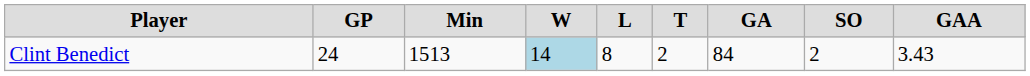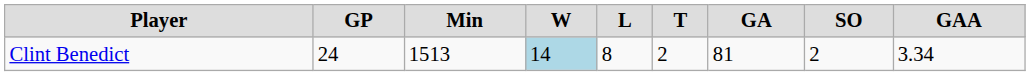(723, 53) 84 -> (723, 53) 81
(916, 53) 3.43 -> (916, 53) 3.34
